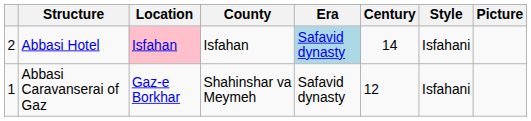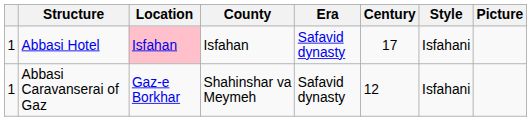(11, 44) 2 -> (11, 44) 1
(321, 44) lightblue background -> (321, 44) no background
(390, 44) 14 -> (390, 44) 17
